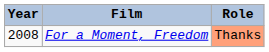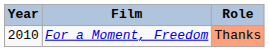(23, 36) 2008 -> (23, 36) 2010
